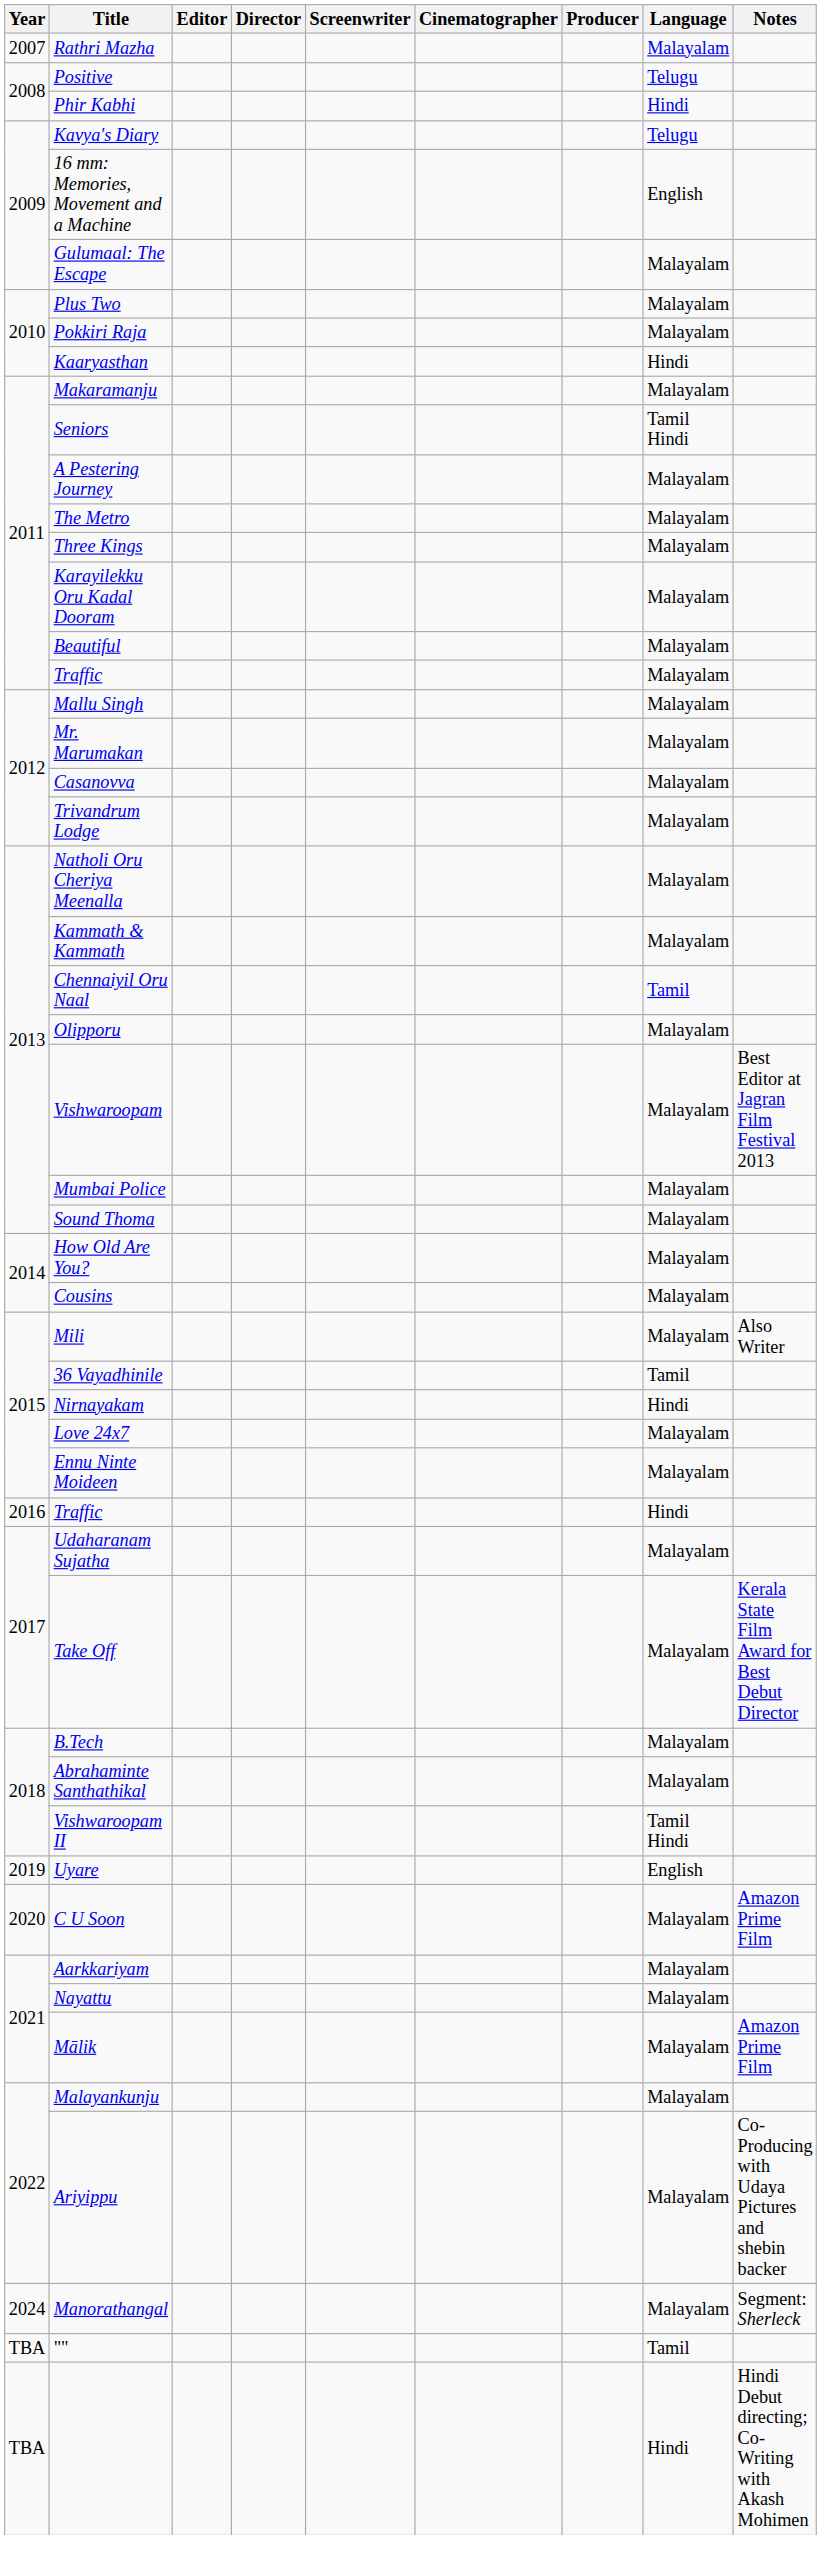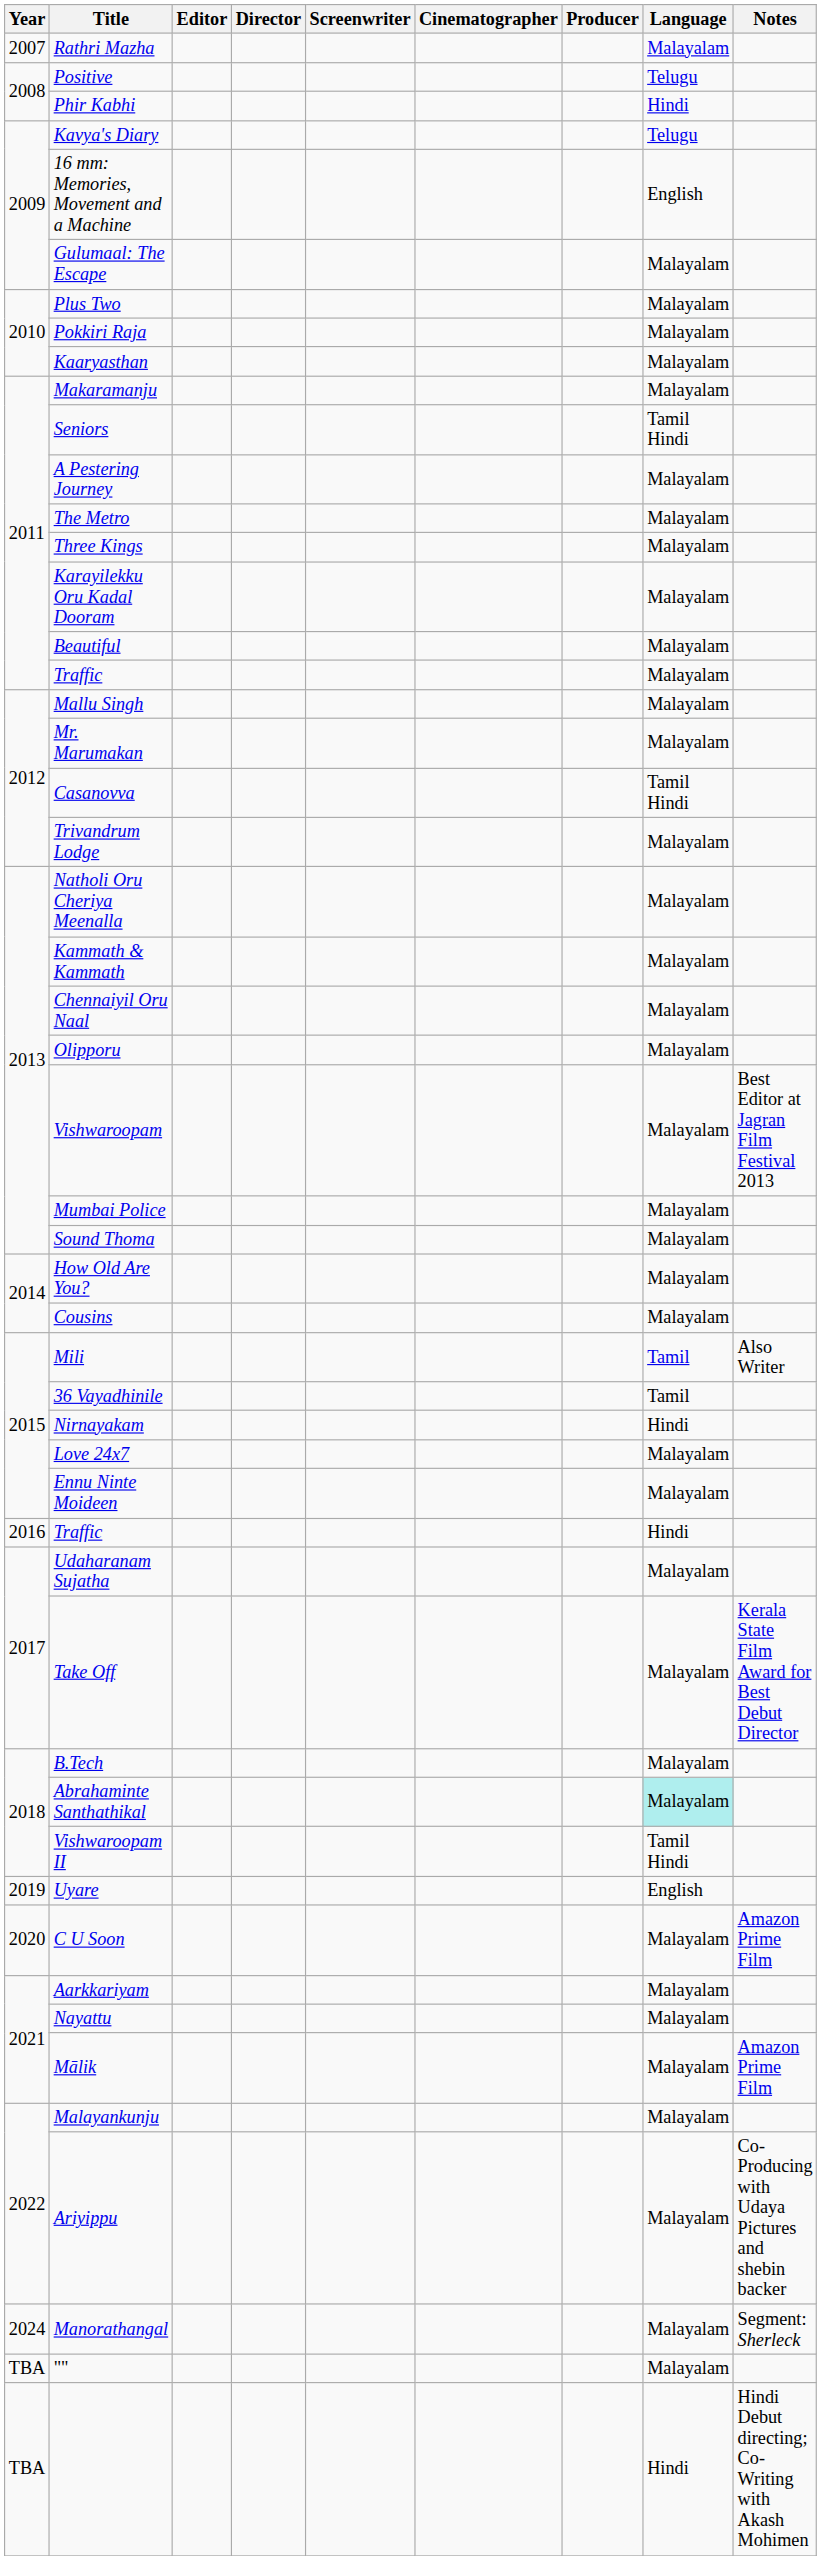(668, 361) Hindi -> (688, 361) Malayalam
(688, 782) Malayalam -> (668, 792) Tamil Hindi
(668, 990) Tamil -> (688, 1010) Malayalam
(688, 1336) Malayalam -> (668, 1356) Tamil
(688, 1781) no background -> (688, 1801) paleturquoise background
(668, 2347) Tamil -> (688, 2368) Malayalam
